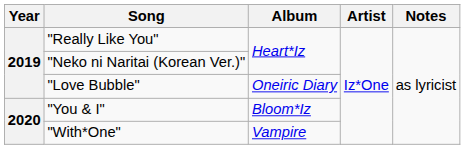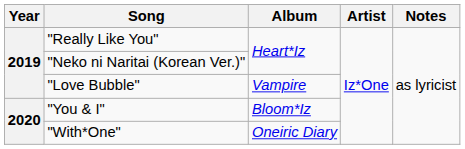(295, 86) Oneiric Diary -> (279, 86) Vampire
(279, 132) Vampire -> (295, 132) Oneiric Diary
